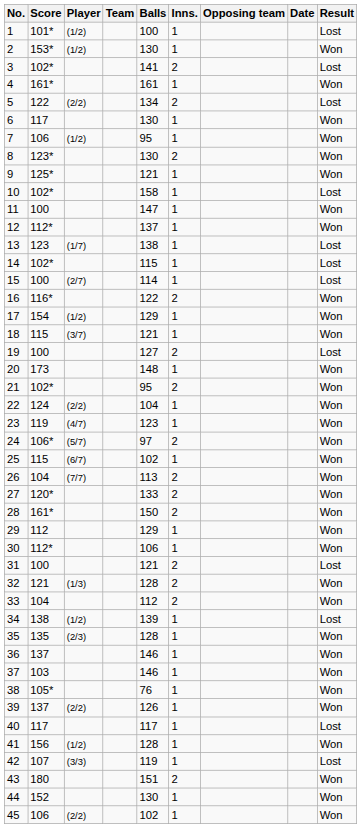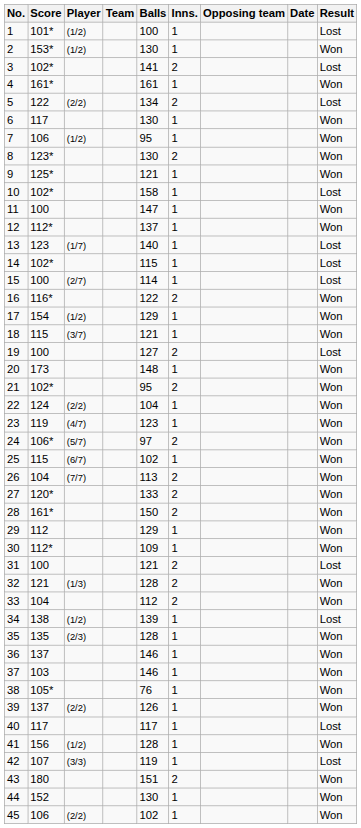(149, 245) 138 -> (149, 245) 140
(149, 548) 106 -> (149, 548) 109
